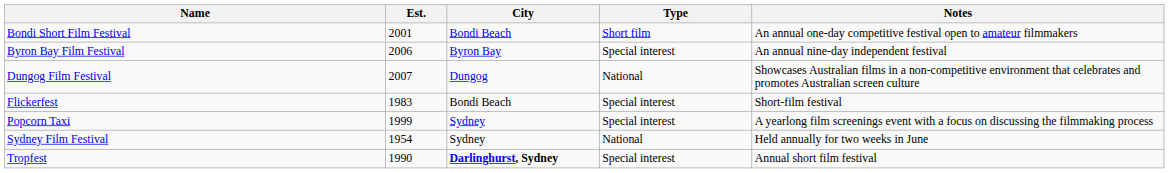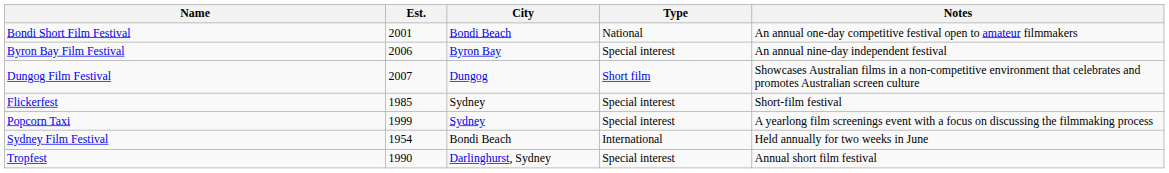(626, 32) Short film -> (623, 32) National
(623, 76) National -> (626, 76) Short film
(400, 102) 1983 -> (400, 102) 1985
(480, 102) Bondi Beach -> (467, 102) Sydney
(467, 139) Sydney -> (480, 139) Bondi Beach
(623, 139) National -> (632, 139) International
(504, 158) bold -> (500, 158) normal
